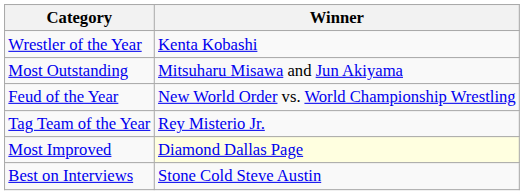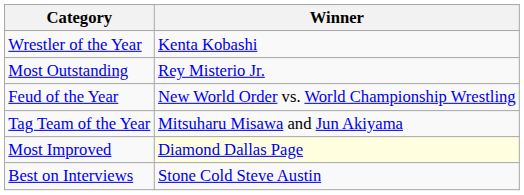(281, 70) Mitsuharu Misawa and Jun Akiyama -> (211, 70) Rey Misterio Jr.
(211, 123) Rey Misterio Jr. -> (281, 123) Mitsuharu Misawa and Jun Akiyama
